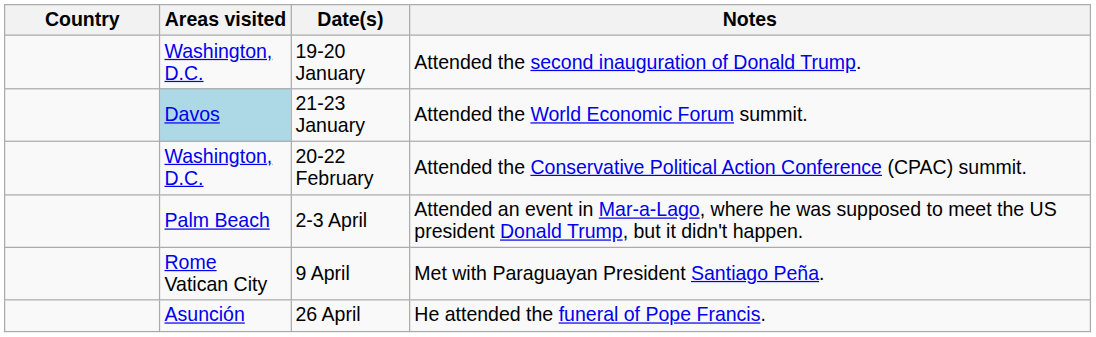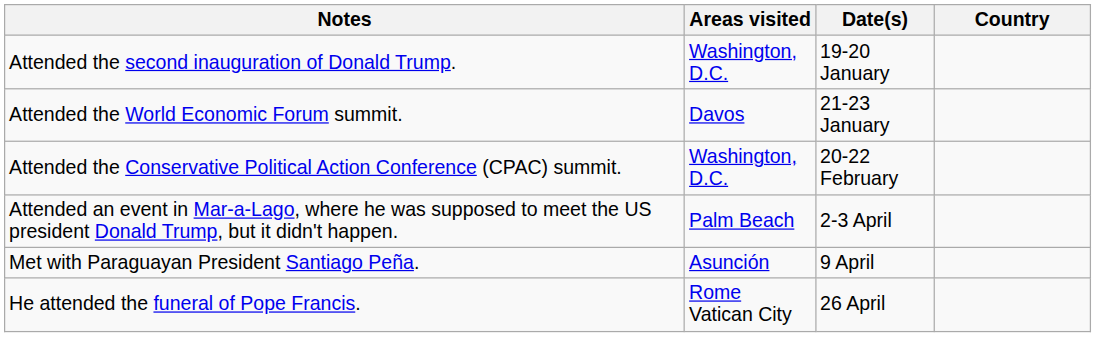columns swapped: (82, 19) <-> (750, 19)
(192, 114) lightblue background -> (717, 114) no background
(216, 273) Rome Vatican City -> (729, 262) Asunción
(205, 315) Asunción -> (740, 304) Rome Vatican City
